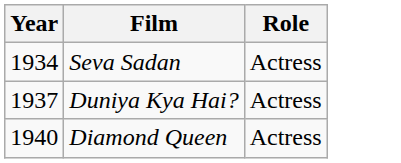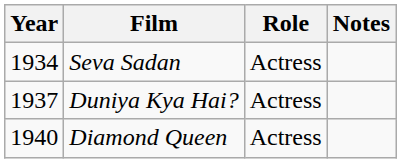+ column: (361, 23)
